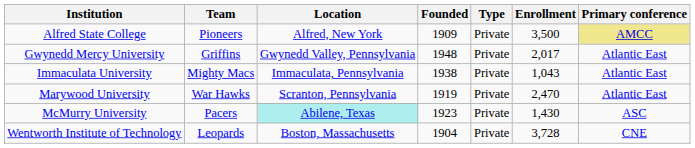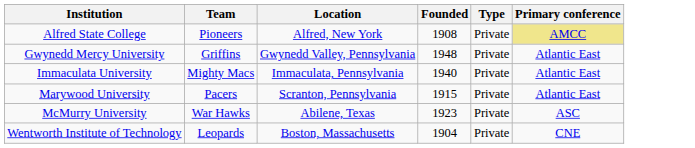- column: (545, 14)
(445, 34) 1909 -> (445, 34) 1908
(445, 73) 1938 -> (445, 73) 1940
(221, 93) War Hawks -> (221, 93) Pacers
(445, 93) 1919 -> (445, 93) 1915
(221, 113) Pacers -> (221, 113) War Hawks
(338, 113) paleturquoise background -> (338, 113) no background
